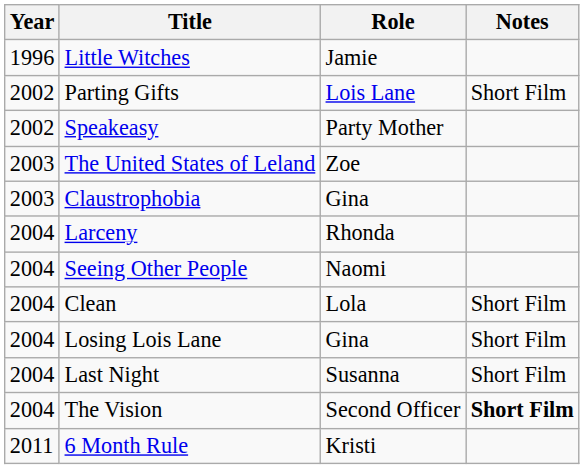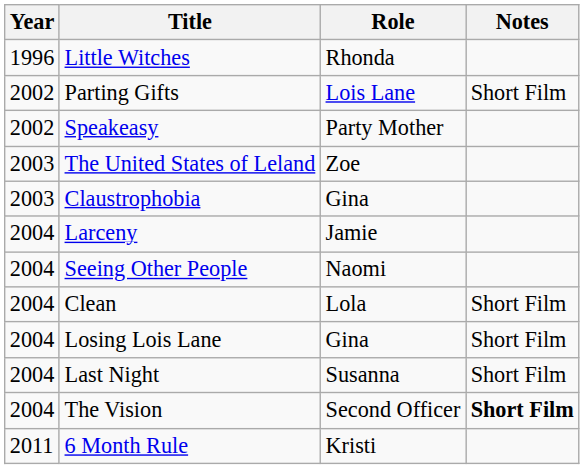(351, 57) Jamie -> (360, 57) Rhonda
(360, 233) Rhonda -> (351, 233) Jamie
